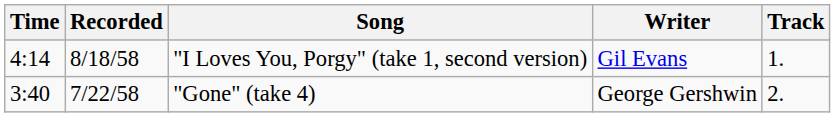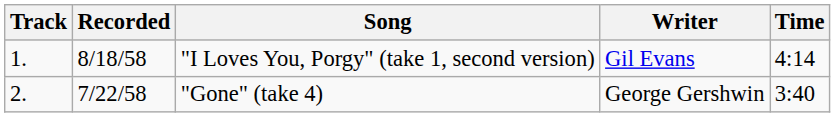columns swapped: (796, 22) <-> (35, 22)
